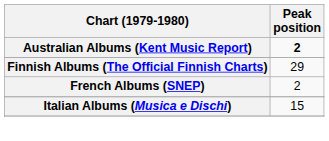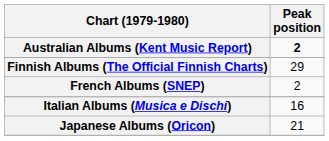(297, 106) 15 -> (297, 106) 16
+ row: (137, 125)
